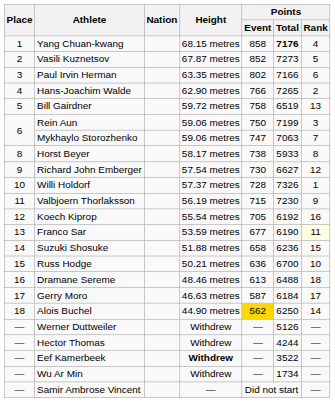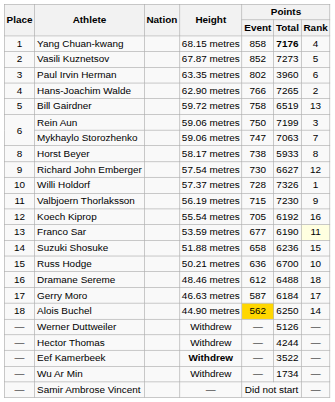(287, 75) 7166 -> (287, 75) 3960
(258, 279) 613 -> (258, 279) 612
